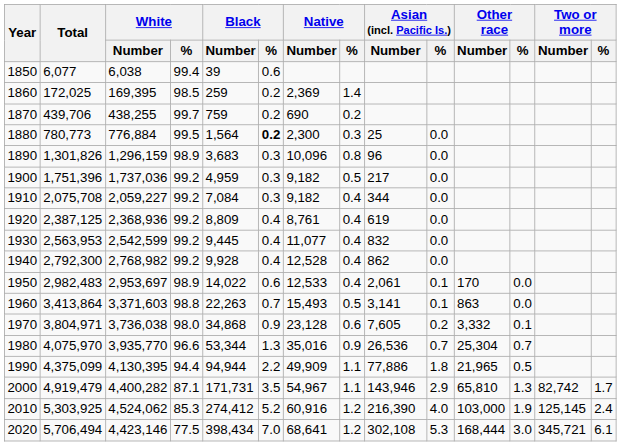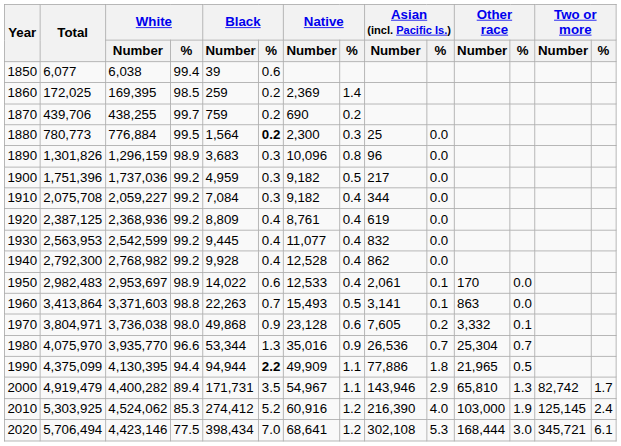(226, 324) 34,868 -> (226, 324) 49,868
(271, 366) normal -> (271, 366) bold
(186, 388) 87.1 -> (186, 388) 89.4
